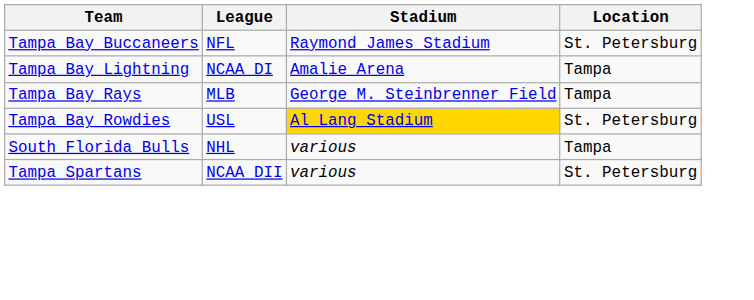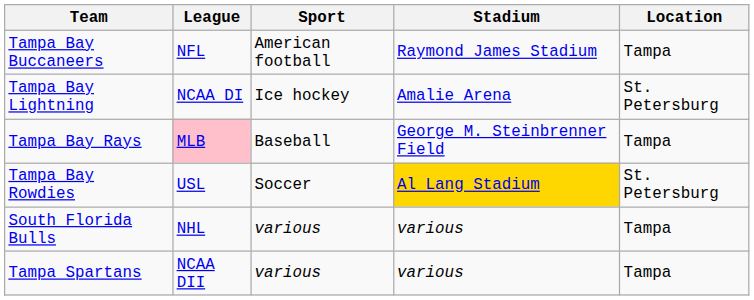+ column: (322, 18)
(631, 43) St. Petersburg -> (647, 53) Tampa
(588, 69) Tampa -> (671, 97) St. Petersburg
(221, 95) no background -> (191, 141) pink background
(631, 173) St. Petersburg -> (647, 273) Tampa
